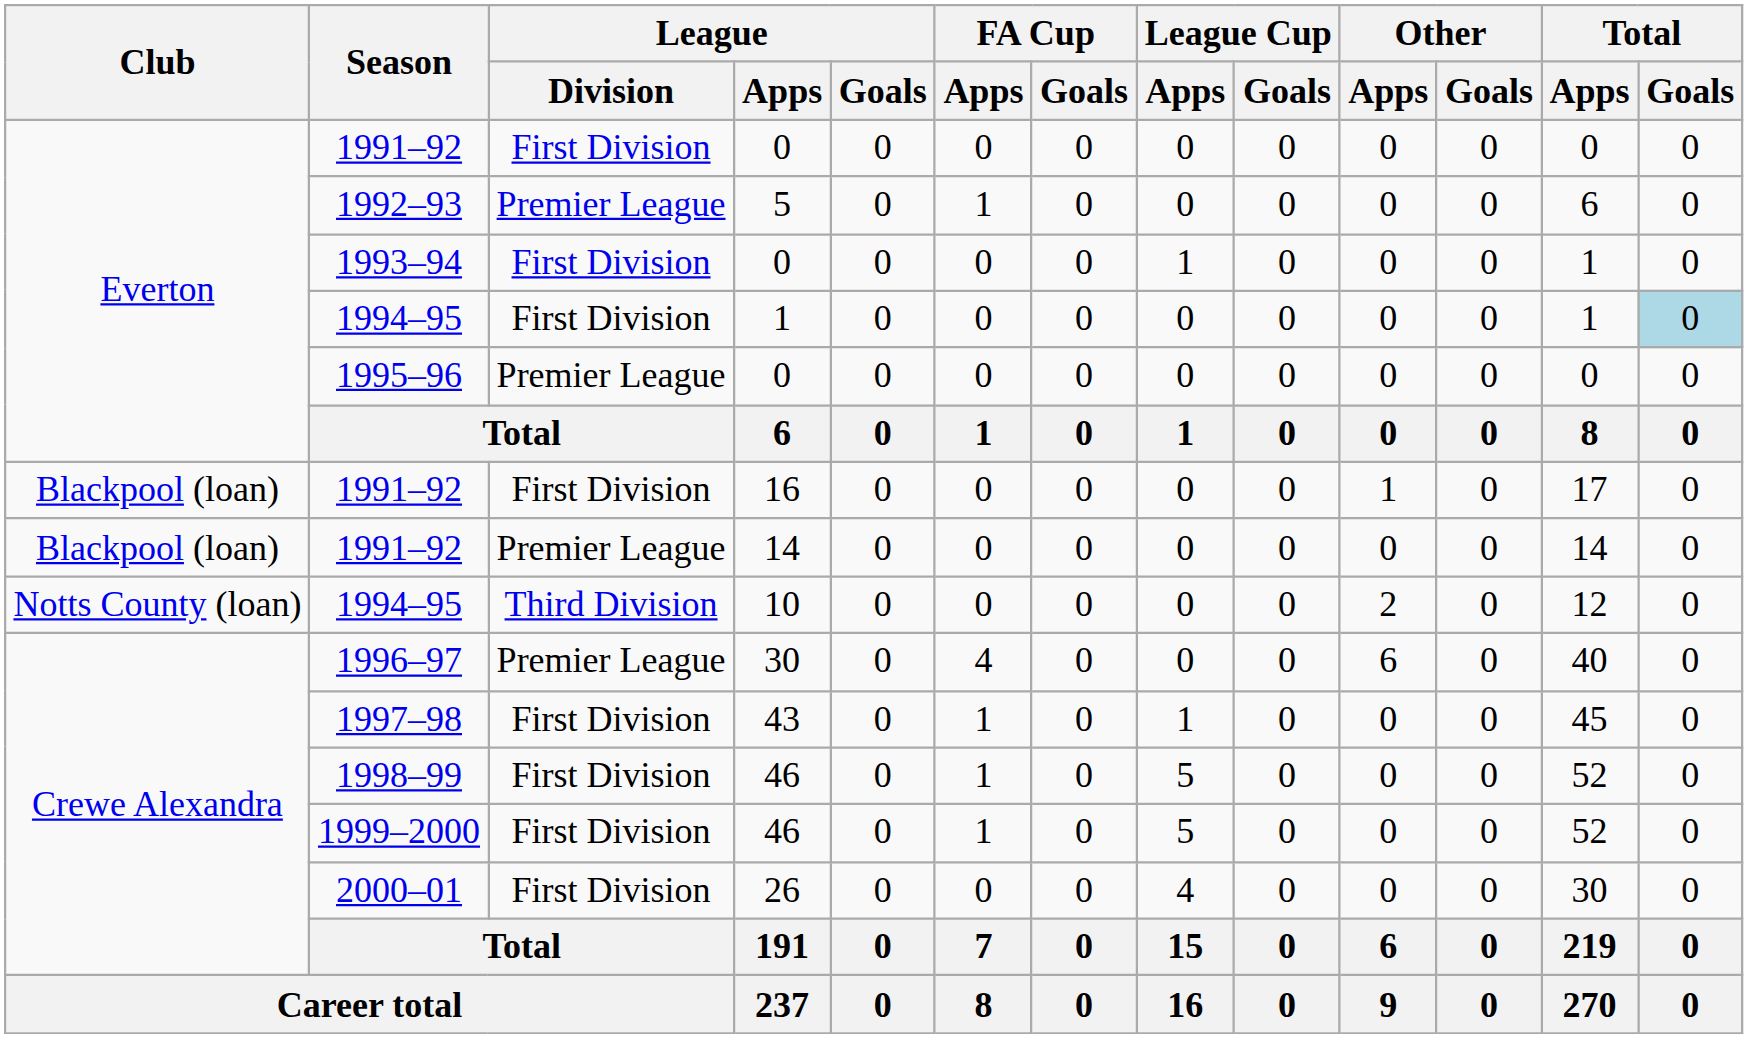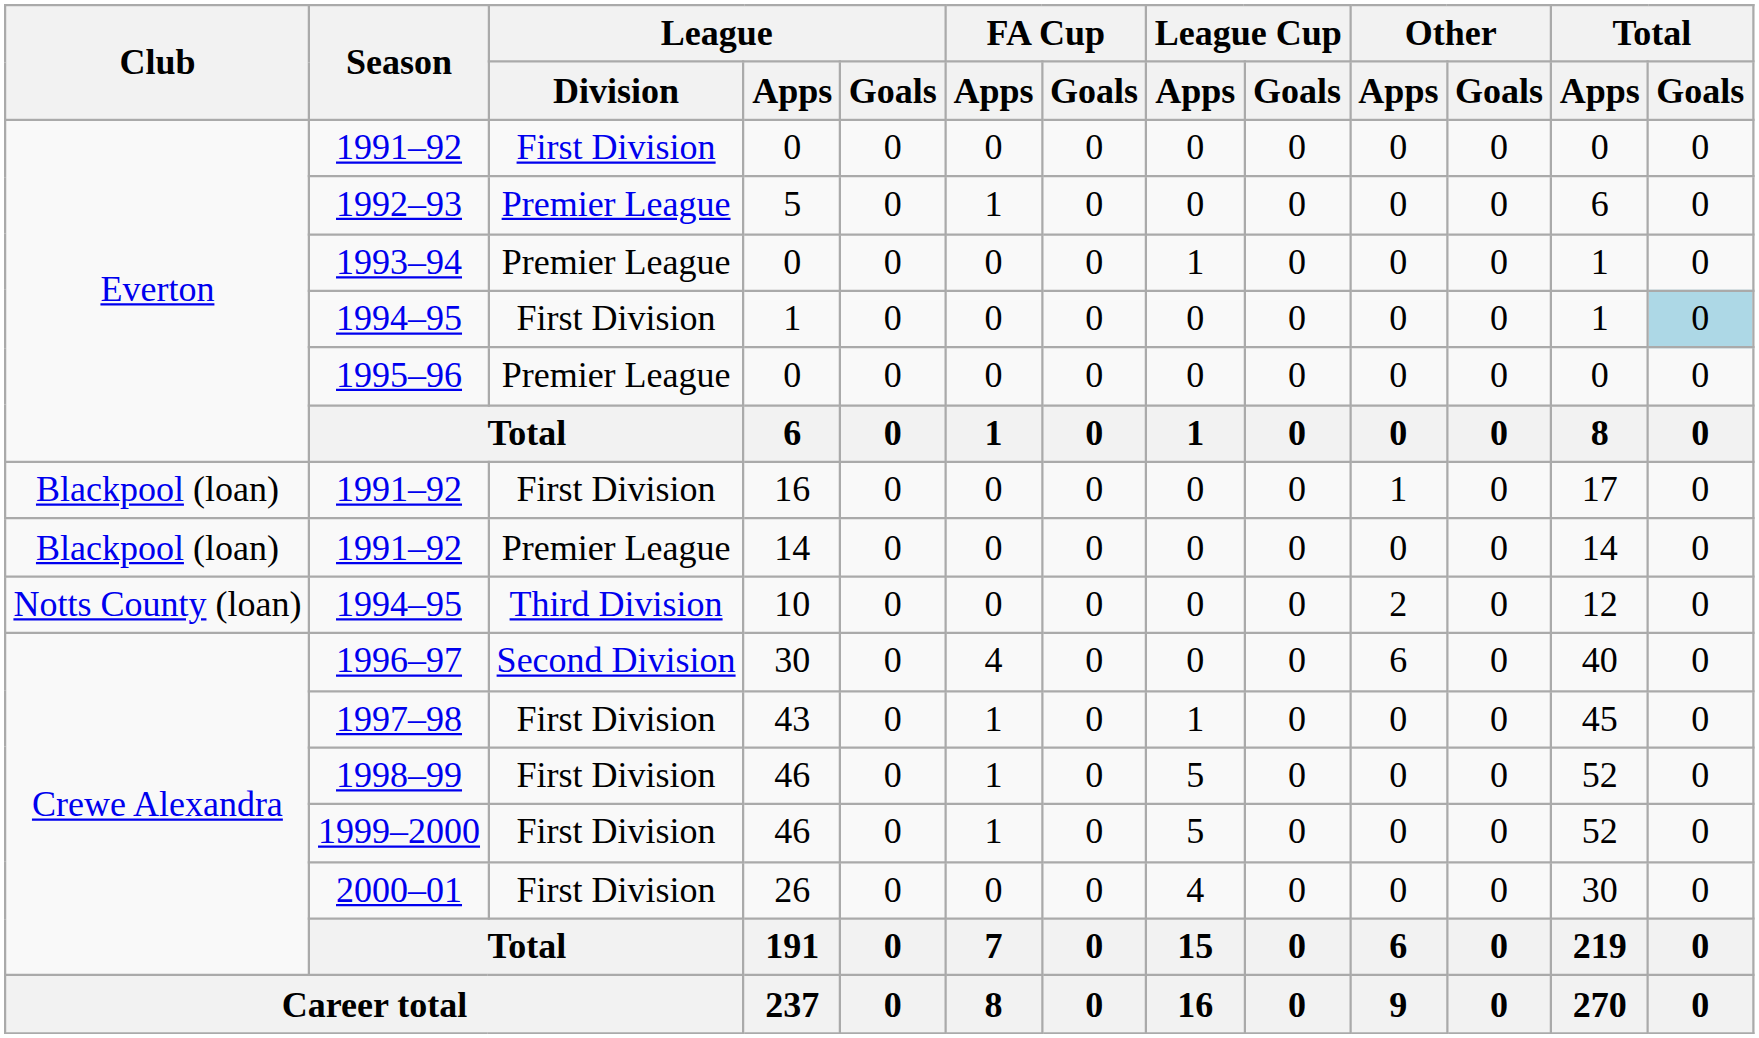(611, 261) First Division -> (616, 261) Premier League
(611, 661) Premier League -> (616, 661) Second Division
